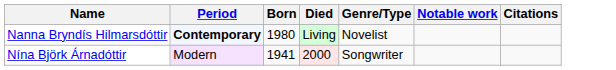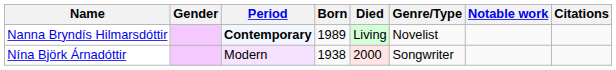+ column: (196, 14)
(281, 34) 1980 -> (332, 34) 1989
(281, 55) 1941 -> (332, 55) 1938
